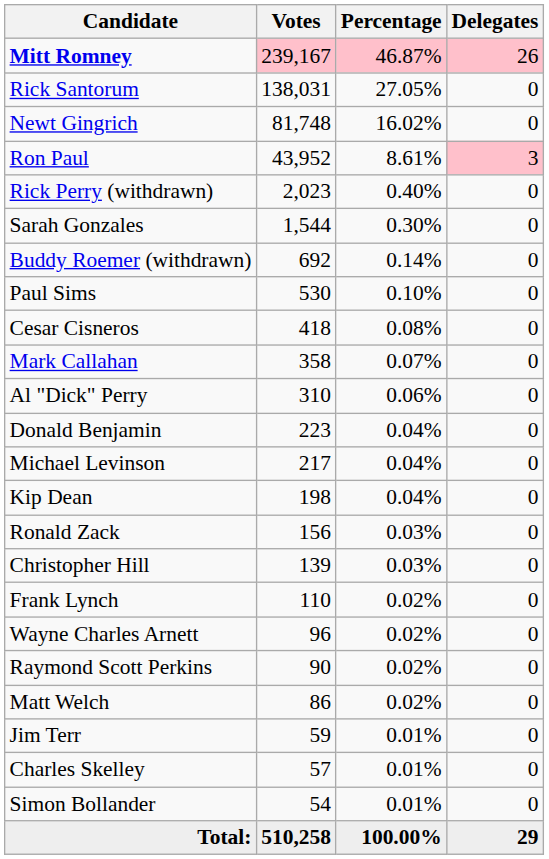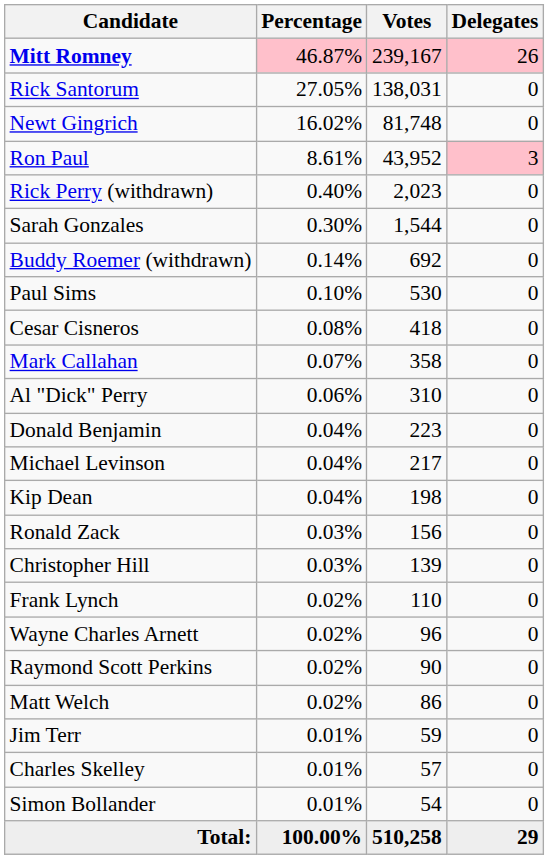columns swapped: (296, 21) <-> (391, 21)
